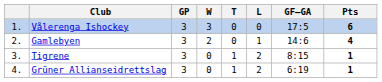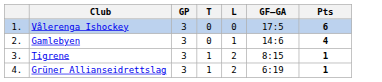- column: (209, 12)
